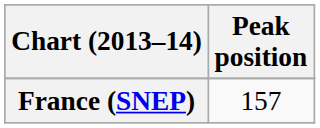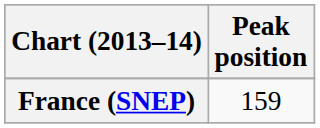(261, 100) 157 -> (261, 100) 159
